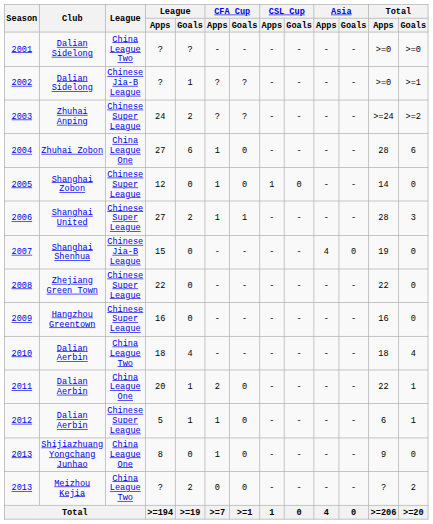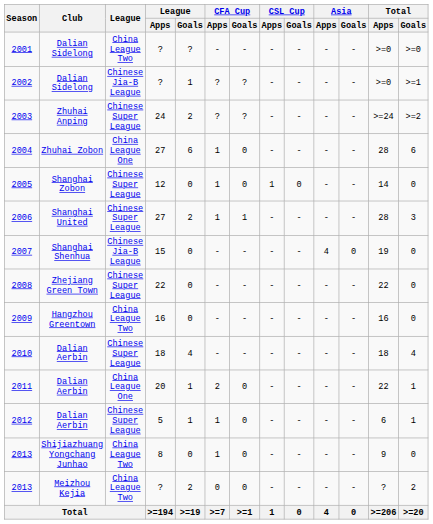(125, 319) Chinese Super League -> (125, 319) China League Two
(125, 353) China League Two -> (125, 353) Chinese Super League
(125, 455) China League One -> (125, 455) China League Two
